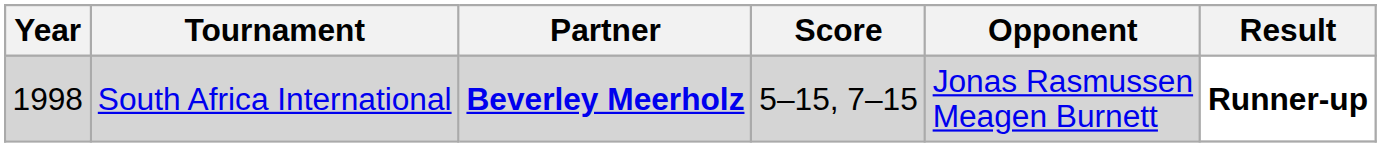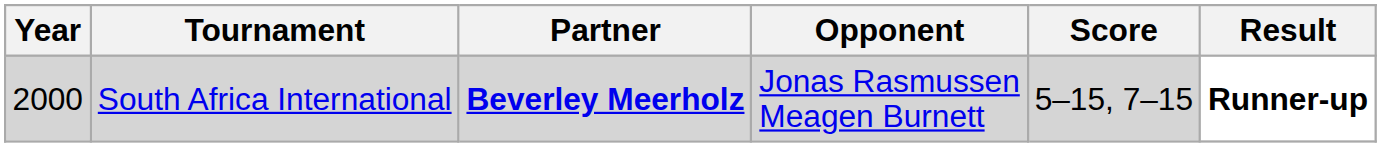columns swapped: (1063, 31) <-> (839, 31)
(48, 98) 1998 -> (48, 98) 2000
